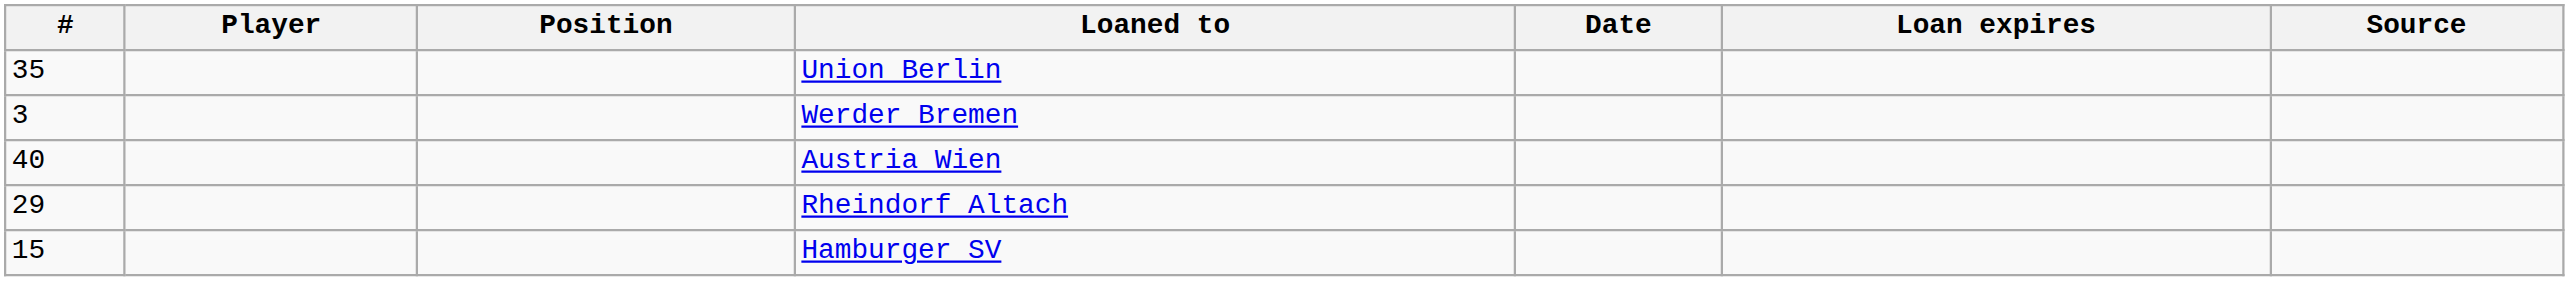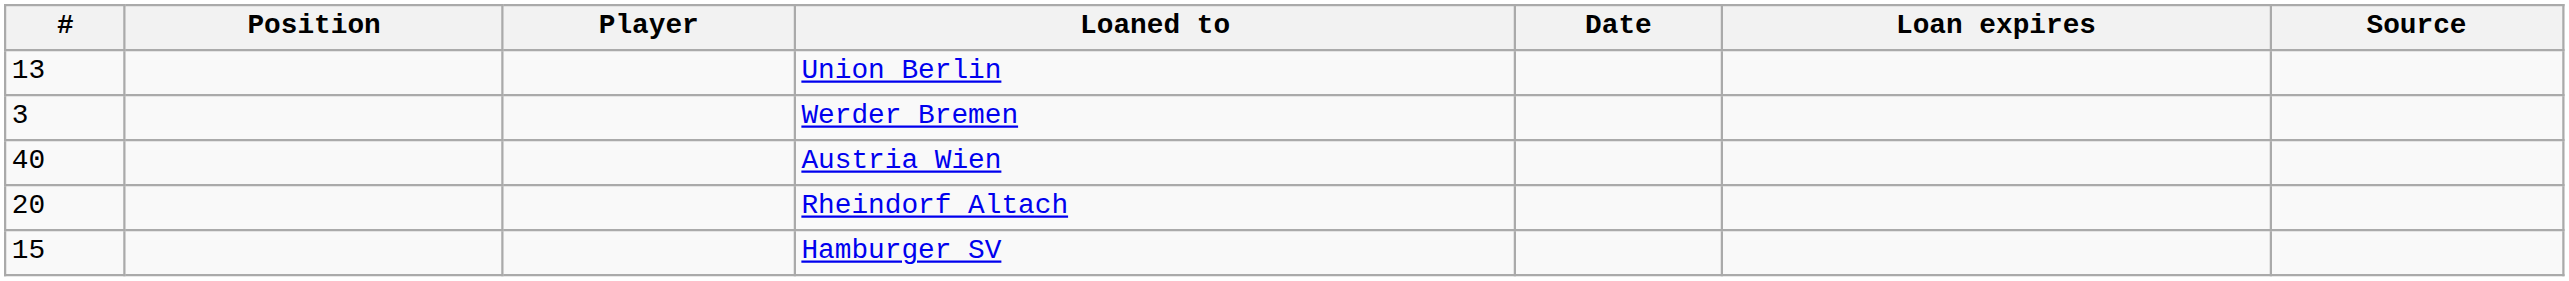columns swapped: (606, 28) <-> (271, 28)
(28, 73) 35 -> (28, 73) 13
(28, 207) 29 -> (28, 207) 20
